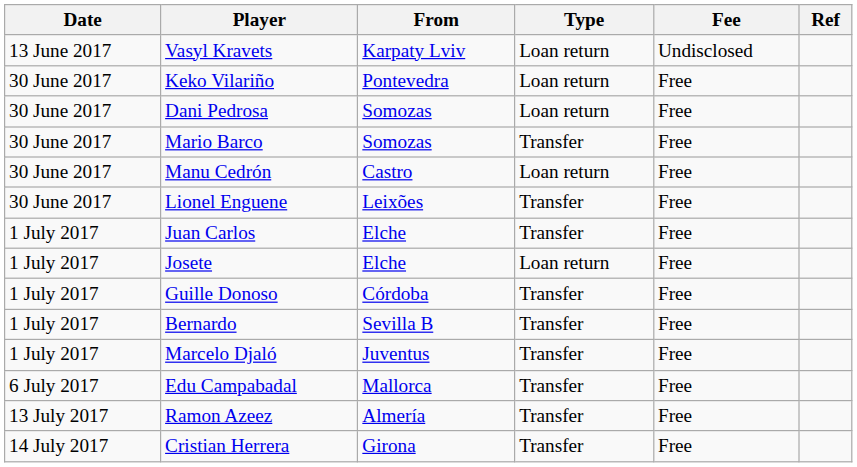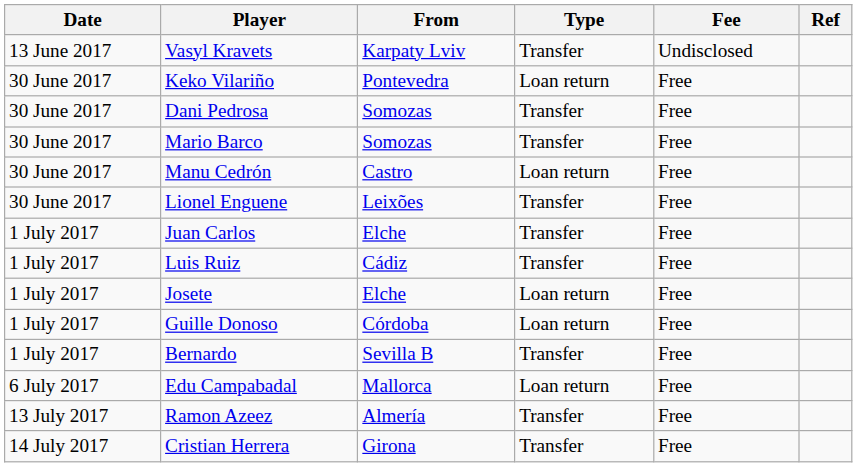(564, 50) Loan return -> (551, 50) Transfer
(564, 111) Loan return -> (551, 111) Transfer
+ row: (203, 263)
(551, 293) Transfer -> (564, 324) Loan return
- row: (221, 354)
(551, 385) Transfer -> (564, 385) Loan return
